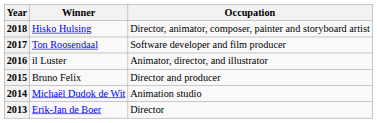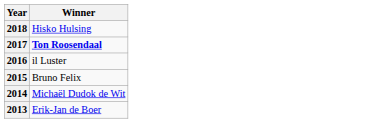- column: (250, 12)
(65, 45) normal -> (67, 45) bold
